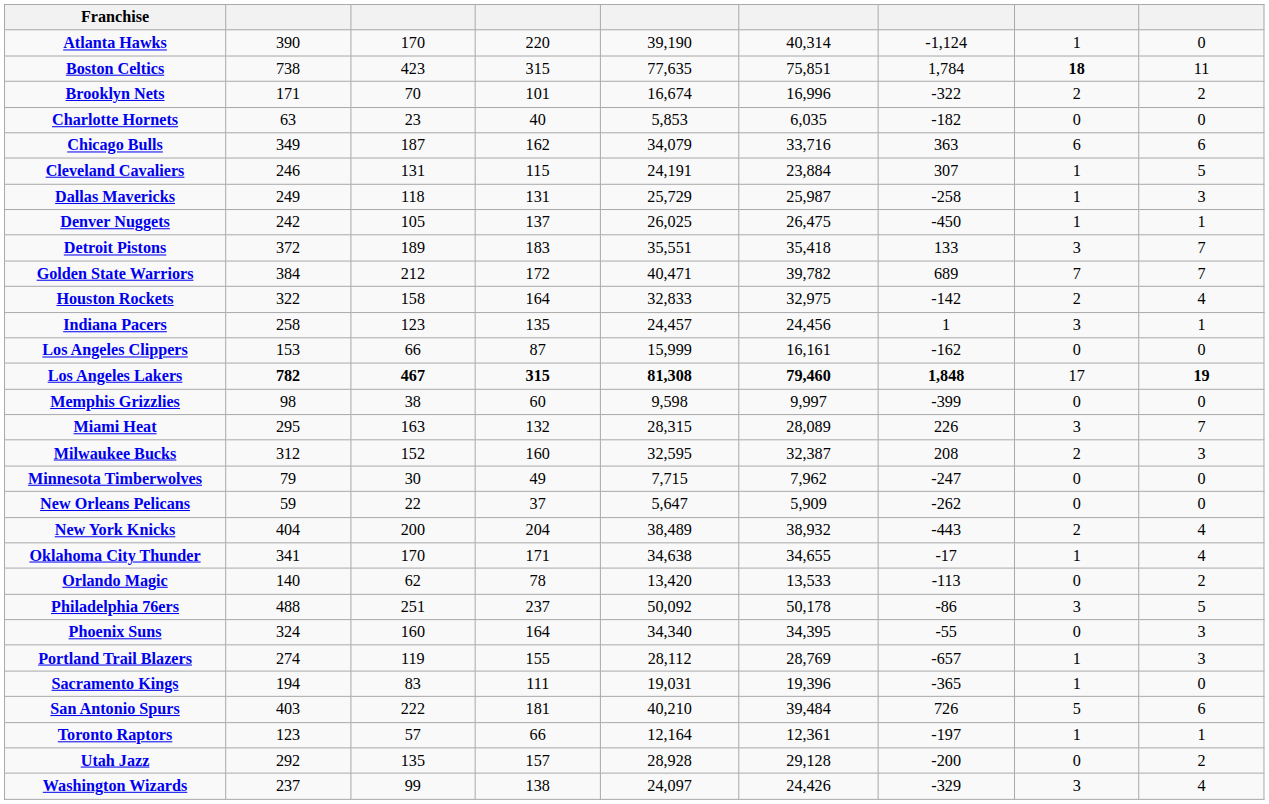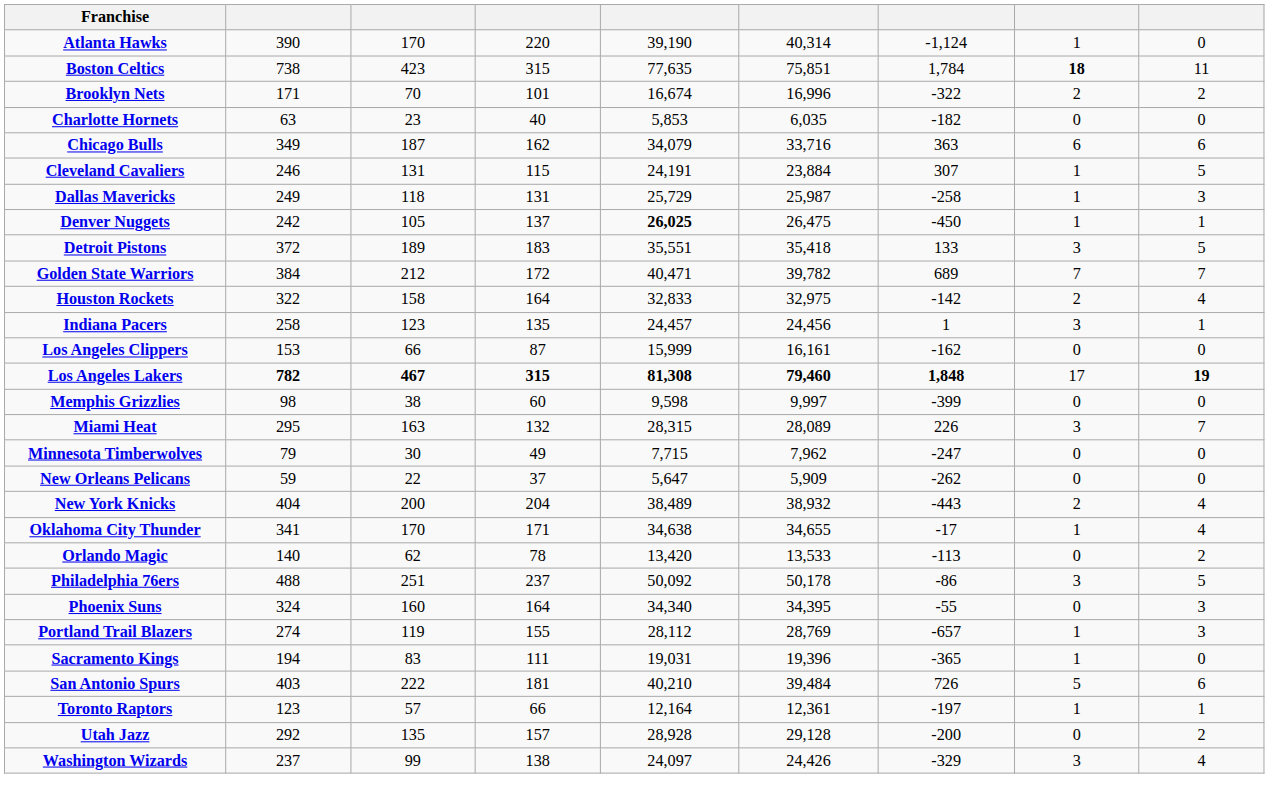(670, 222) normal -> (670, 222) bold
(1202, 247) 7 -> (1202, 247) 5
- row: (115, 453)
